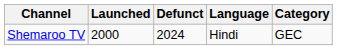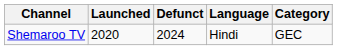(105, 34) 2000 -> (105, 34) 2020
